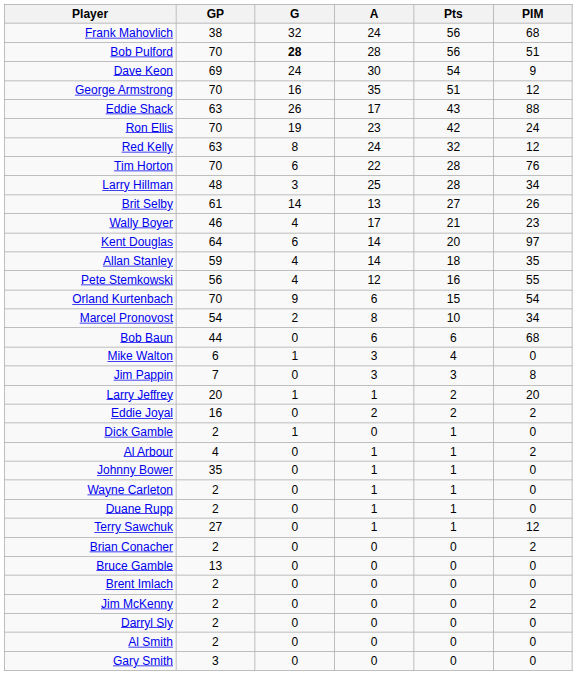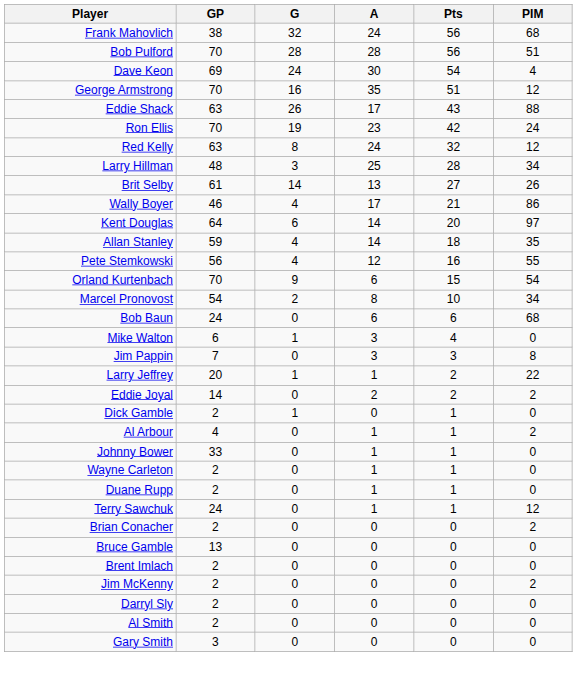(295, 52) bold -> (295, 52) normal
(533, 71) 9 -> (533, 71) 4
- row: (144, 166)
(533, 223) 23 -> (533, 204) 86
(215, 337) 44 -> (215, 318) 24
(533, 394) 20 -> (533, 375) 22
(215, 413) 16 -> (215, 394) 14
(215, 470) 35 -> (215, 451) 33
(215, 527) 27 -> (215, 508) 24
